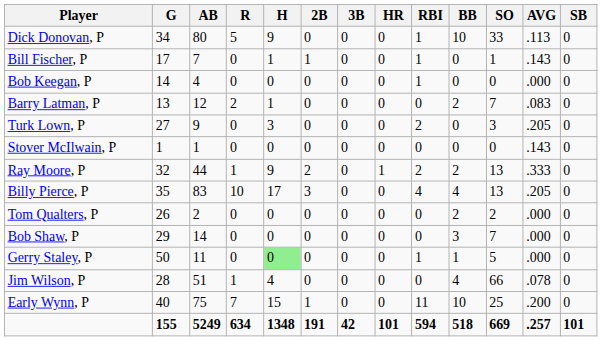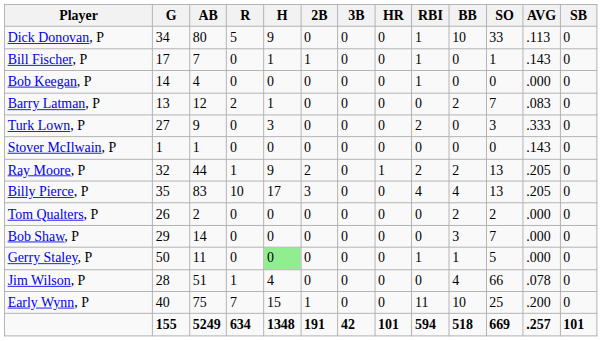(538, 125) .205 -> (538, 125) .333
(538, 170) .333 -> (538, 170) .205
